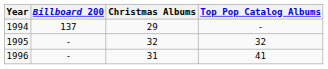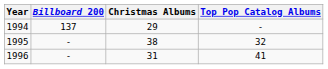(152, 41) 32 -> (152, 41) 38
